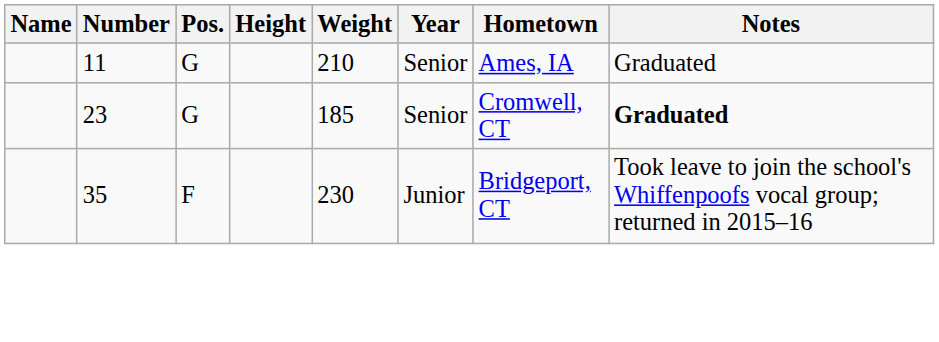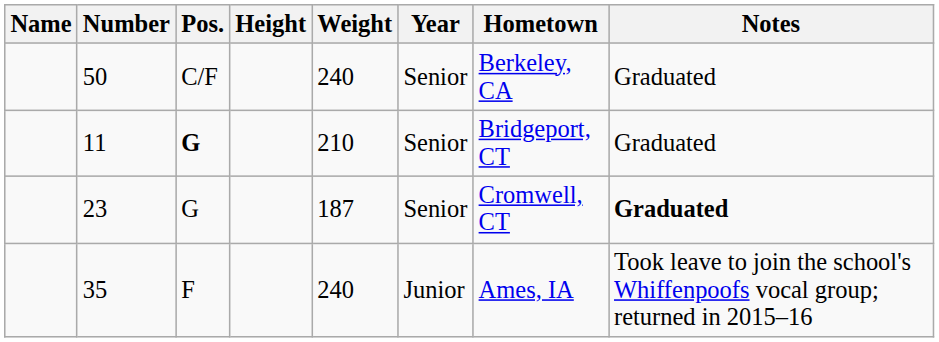+ row: (95, 76)
(190, 62) normal -> (191, 142) bold
(526, 62) Ames, IA -> (535, 142) Bridgeport, CT
(336, 115) 185 -> (336, 209) 187
(336, 195) 230 -> (336, 289) 240
(535, 195) Bridgeport, CT -> (526, 289) Ames, IA
